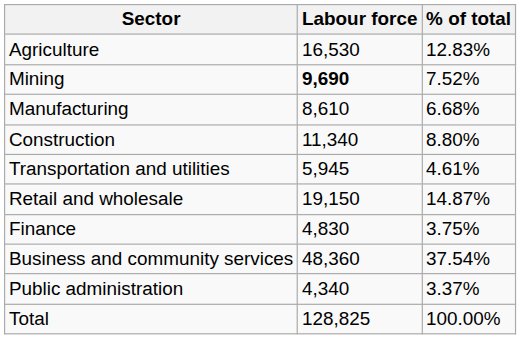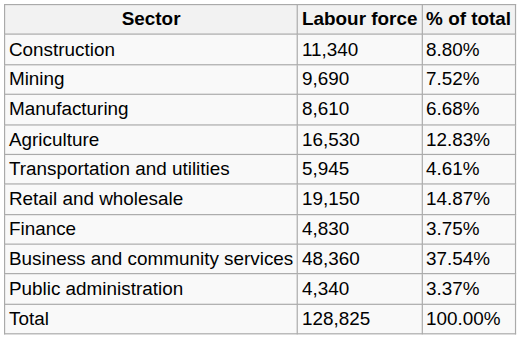rows swapped: (54, 49) <-> (62, 139)
(326, 79) bold -> (326, 79) normal
